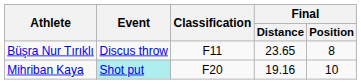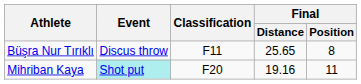(280, 51) 23.65 -> (280, 51) 25.65
(332, 70) 10 -> (332, 70) 11
